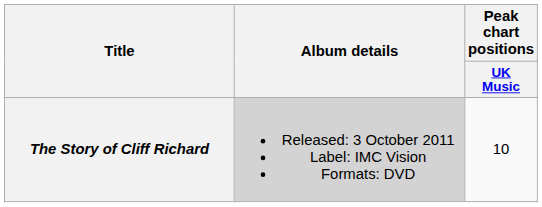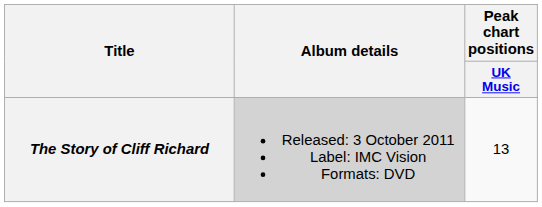(501, 149) 10 -> (501, 149) 13
